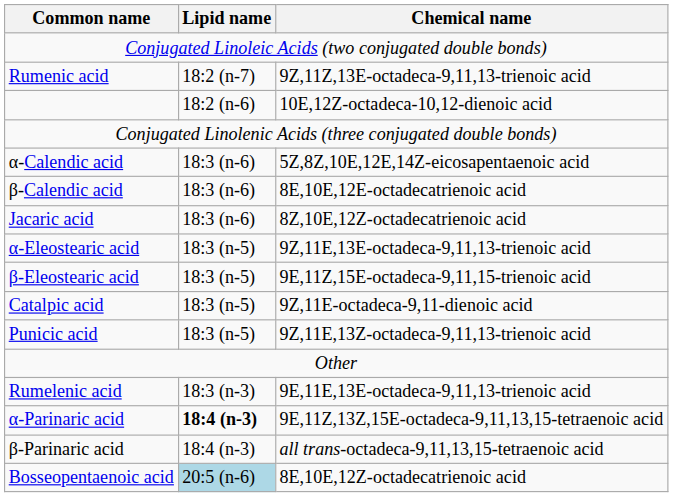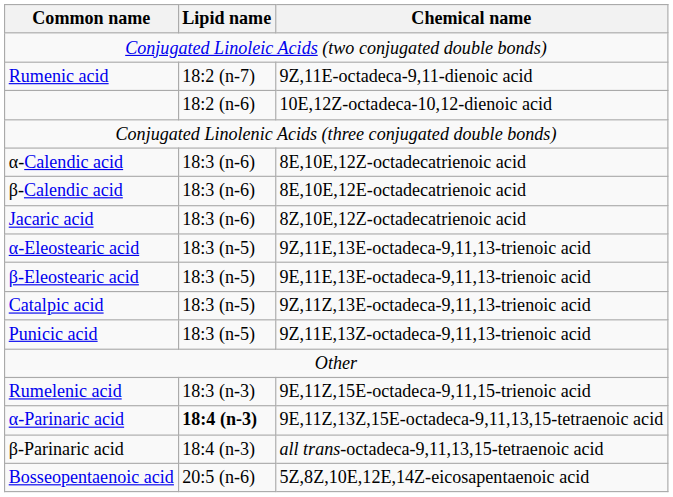(435, 76) 9Z,11Z,13E-octadeca-9,11,13-trienoic acid -> (406, 76) 9Z,11E-octadeca-9,11-dienoic acid
(434, 162) 5Z,8Z,10E,12E,14Z-eicosapentaenoic acid -> (403, 162) 8E,10E,12Z-octadecatrienoic acid
(435, 276) 9E,11Z,15E-octadeca-9,11,15-trienoic acid -> (435, 276) 9E,11E,13E-octadeca-9,11,13-trienoic acid
(406, 305) 9Z,11E-octadeca-9,11-dienoic acid -> (435, 305) 9Z,11Z,13E-octadeca-9,11,13-trienoic acid
(435, 391) 9E,11E,13E-octadeca-9,11,13-trienoic acid -> (435, 391) 9E,11Z,15E-octadeca-9,11,15-trienoic acid
(219, 477) lightblue background -> (219, 477) no background
(403, 477) 8E,10E,12Z-octadecatrienoic acid -> (434, 477) 5Z,8Z,10E,12E,14Z-eicosapentaenoic acid
